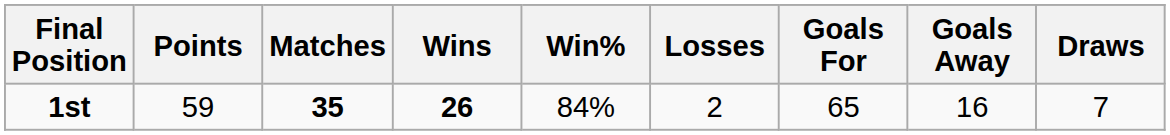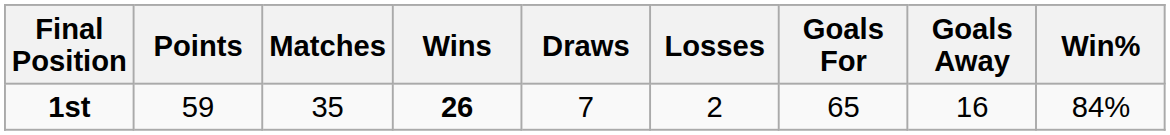columns swapped: (1101, 45) <-> (586, 45)
(328, 107) bold -> (328, 107) normal
